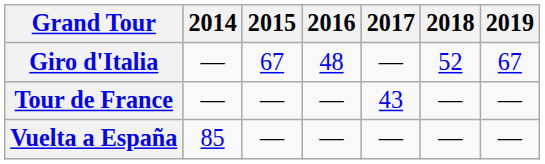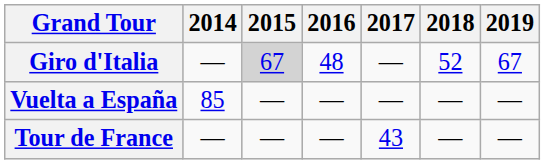(272, 61) no background -> (272, 61) lightgrey background
rows swapped: (94, 100) <-> (94, 138)
